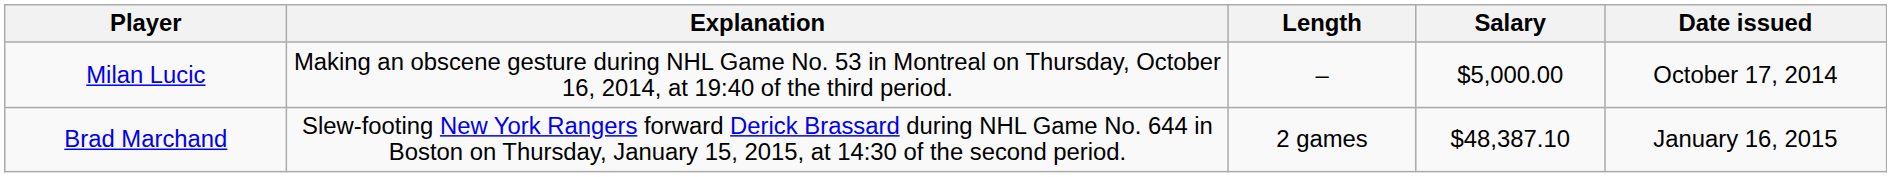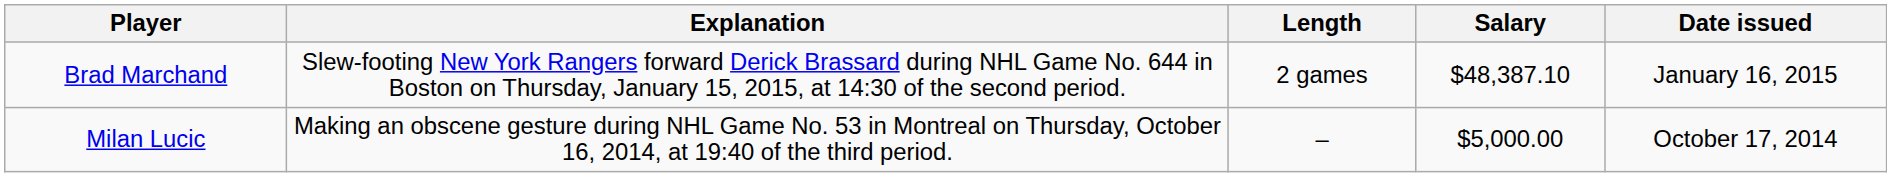rows swapped: (146, 74) <-> (146, 139)
